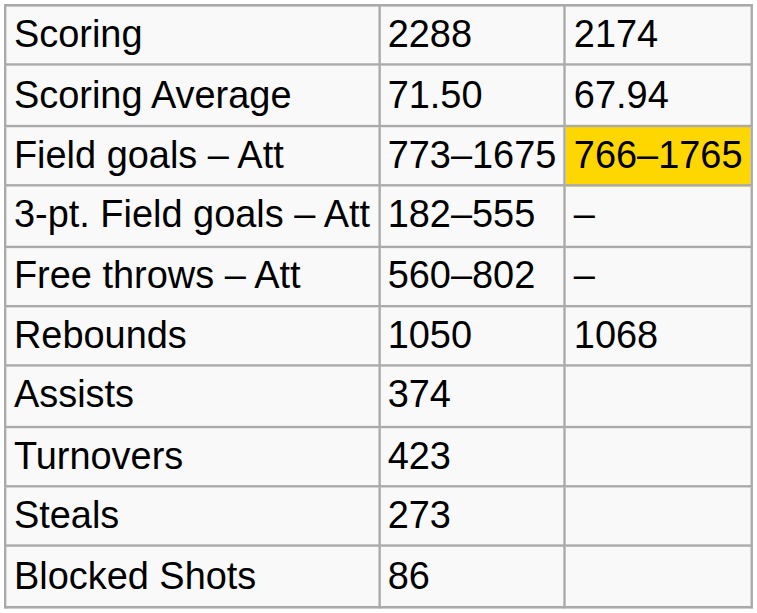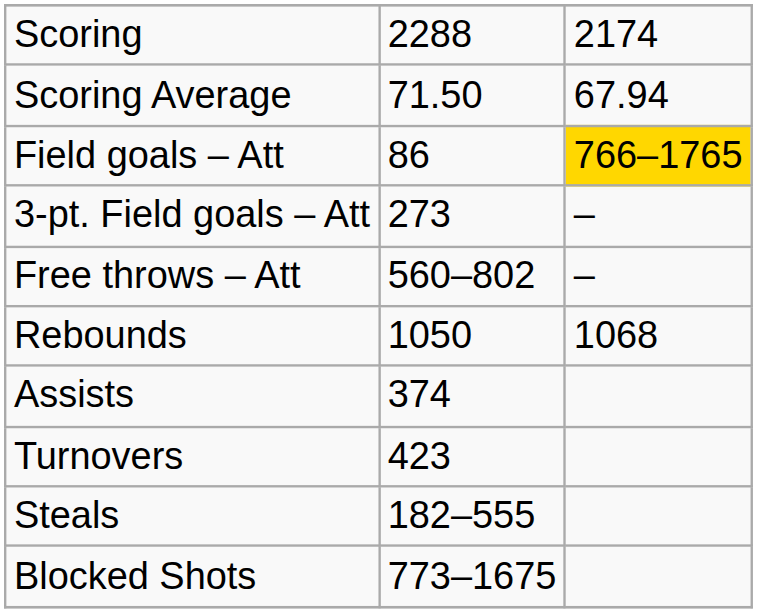(472, 154) 773–1675 -> (409, 154) 86
(461, 214) 182–555 -> (419, 214) 273
(419, 515) 273 -> (461, 515) 182–555
(409, 575) 86 -> (472, 575) 773–1675
